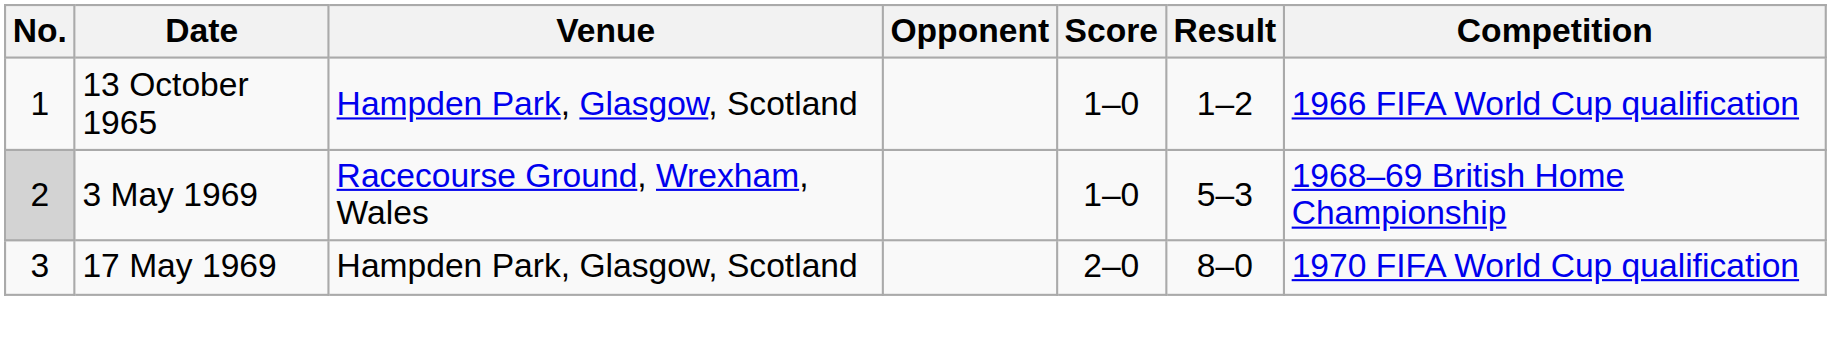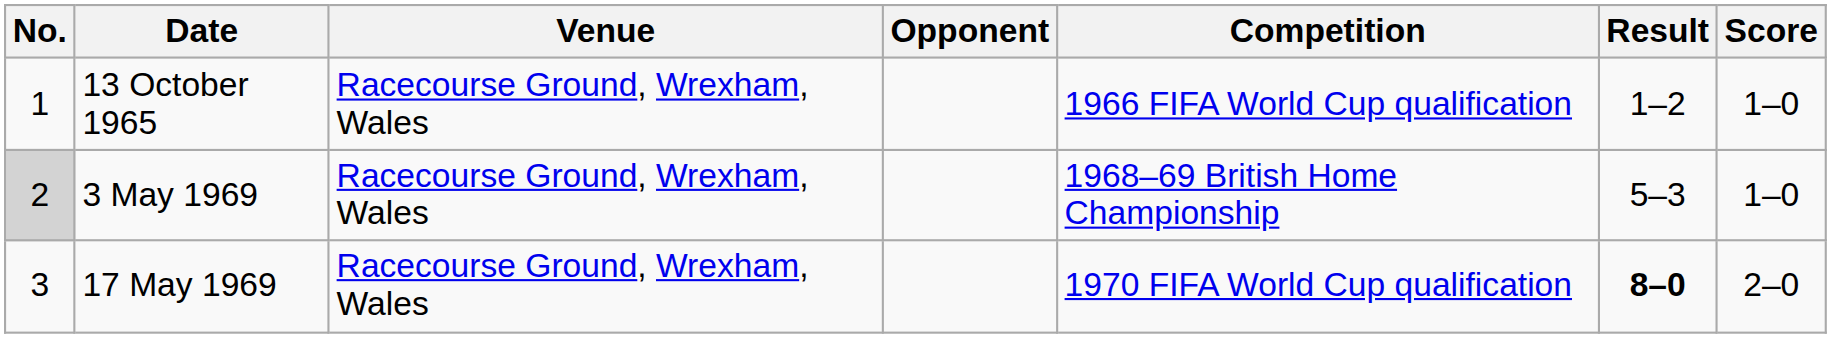columns swapped: (1111, 31) <-> (1555, 31)
(597, 103) Hampden Park, Glasgow, Scotland -> (573, 103) Racecourse Ground, Wrexham, Wales
(597, 266) Hampden Park, Glasgow, Scotland -> (573, 285) Racecourse Ground, Wrexham, Wales
(1225, 266) normal -> (1658, 285) bold
